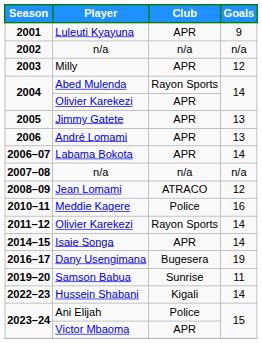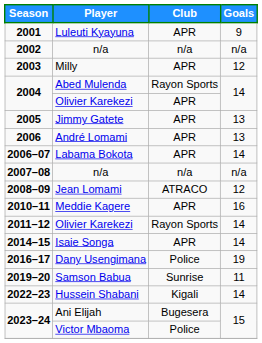(185, 207) Police -> (185, 207) APR
(185, 259) Bugesera -> (185, 259) Police
(185, 312) Police -> (185, 312) Bugesera
(185, 329) APR -> (185, 329) Police
